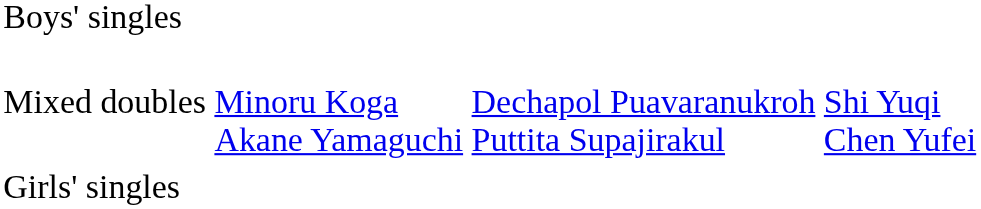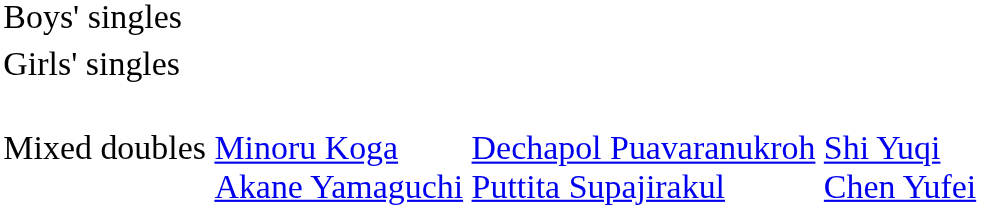rows swapped: (92, 186) <-> (105, 101)
